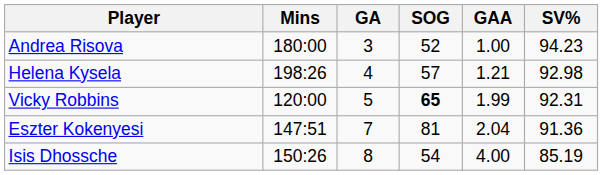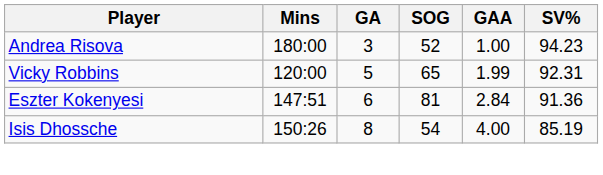- row: (65, 73)
(431, 101) bold -> (431, 73) normal
(368, 128) 7 -> (368, 101) 6
(493, 128) 2.04 -> (493, 101) 2.84
